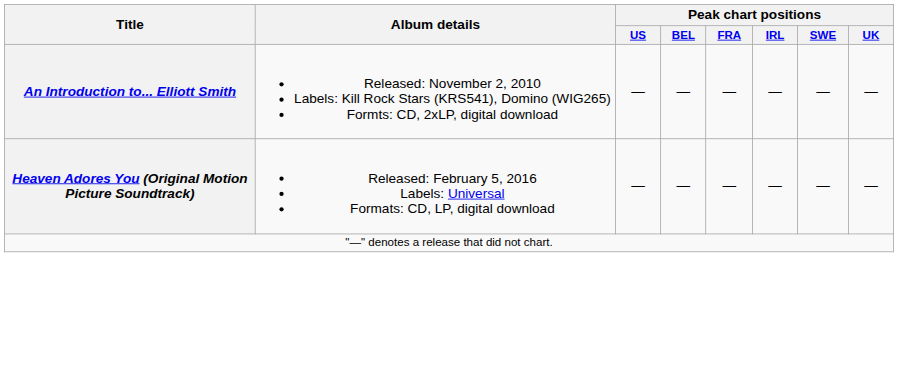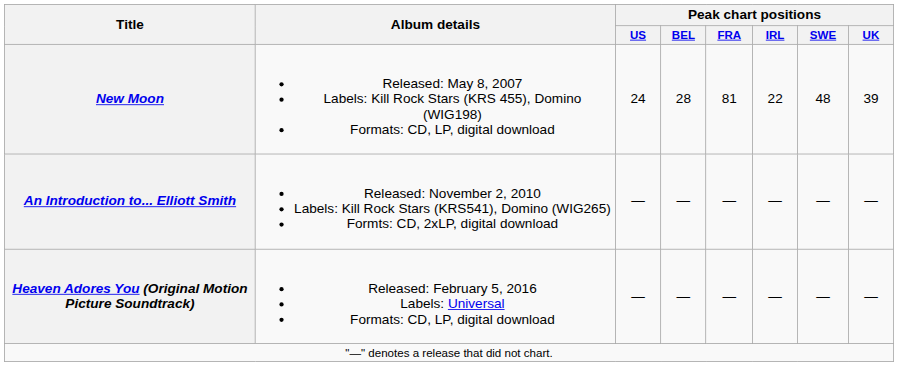+ row: (130, 99)
